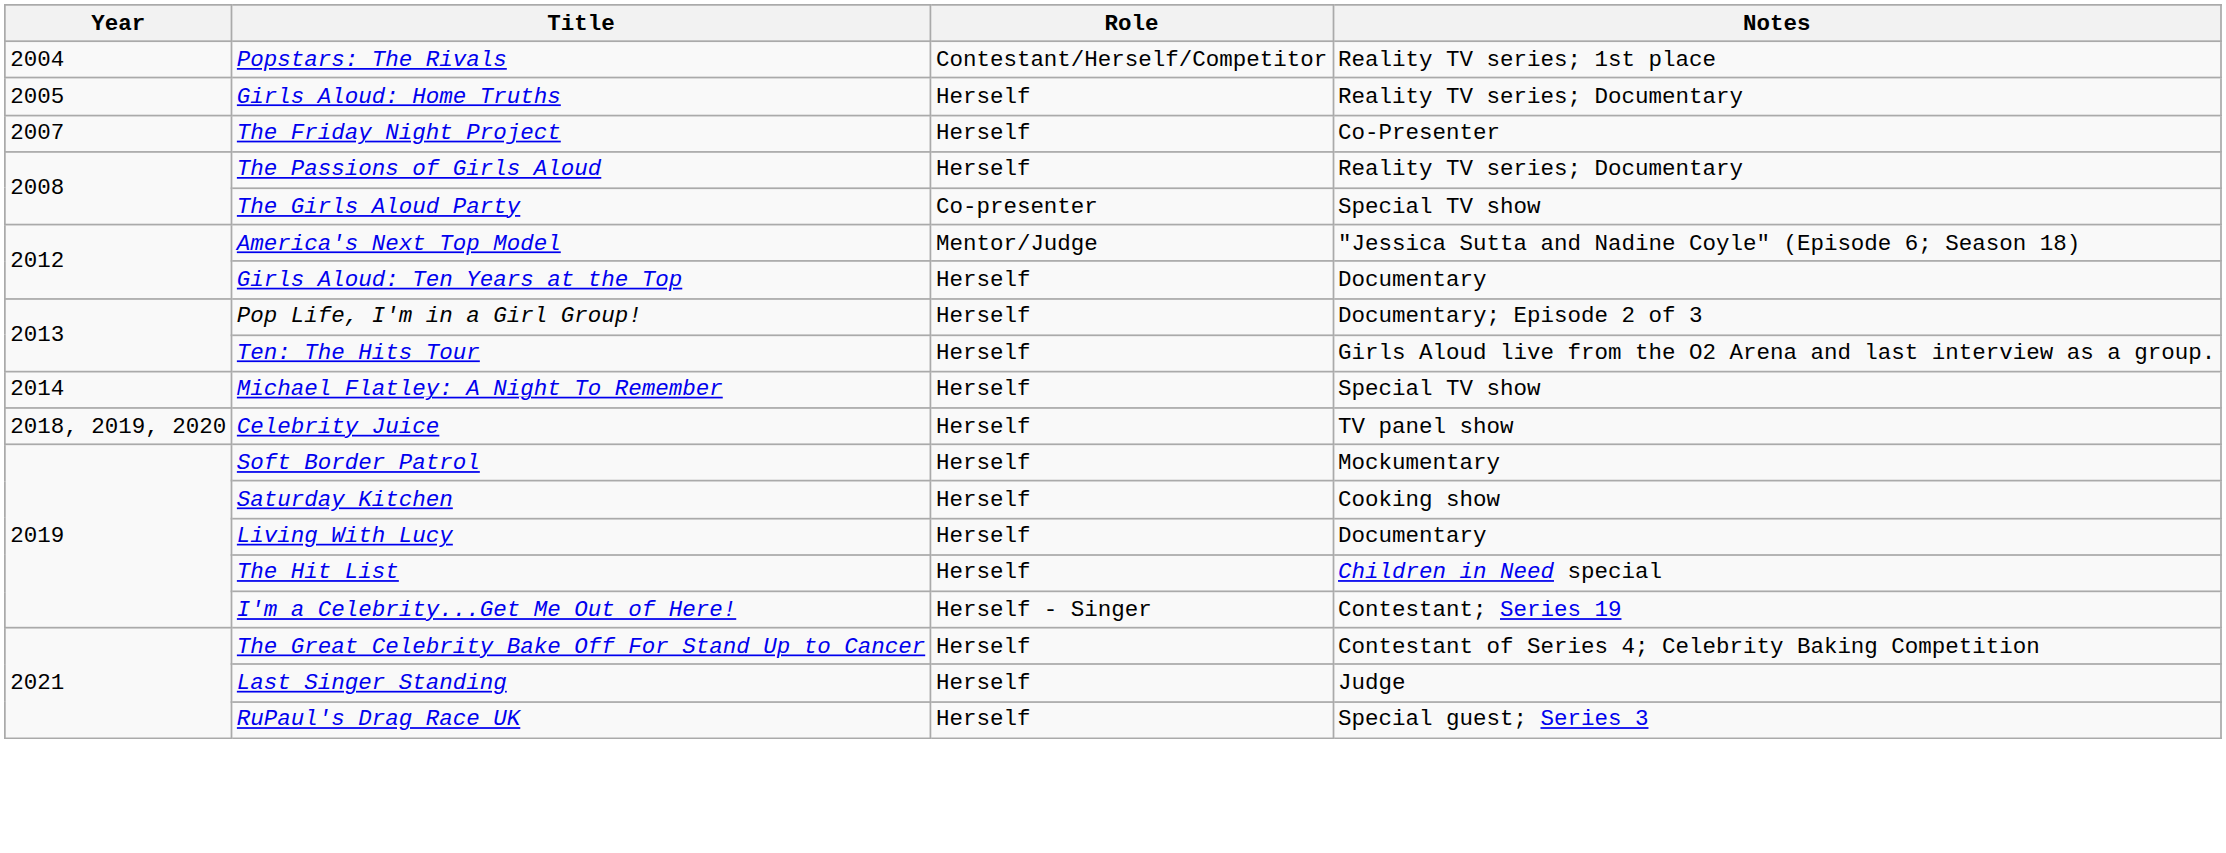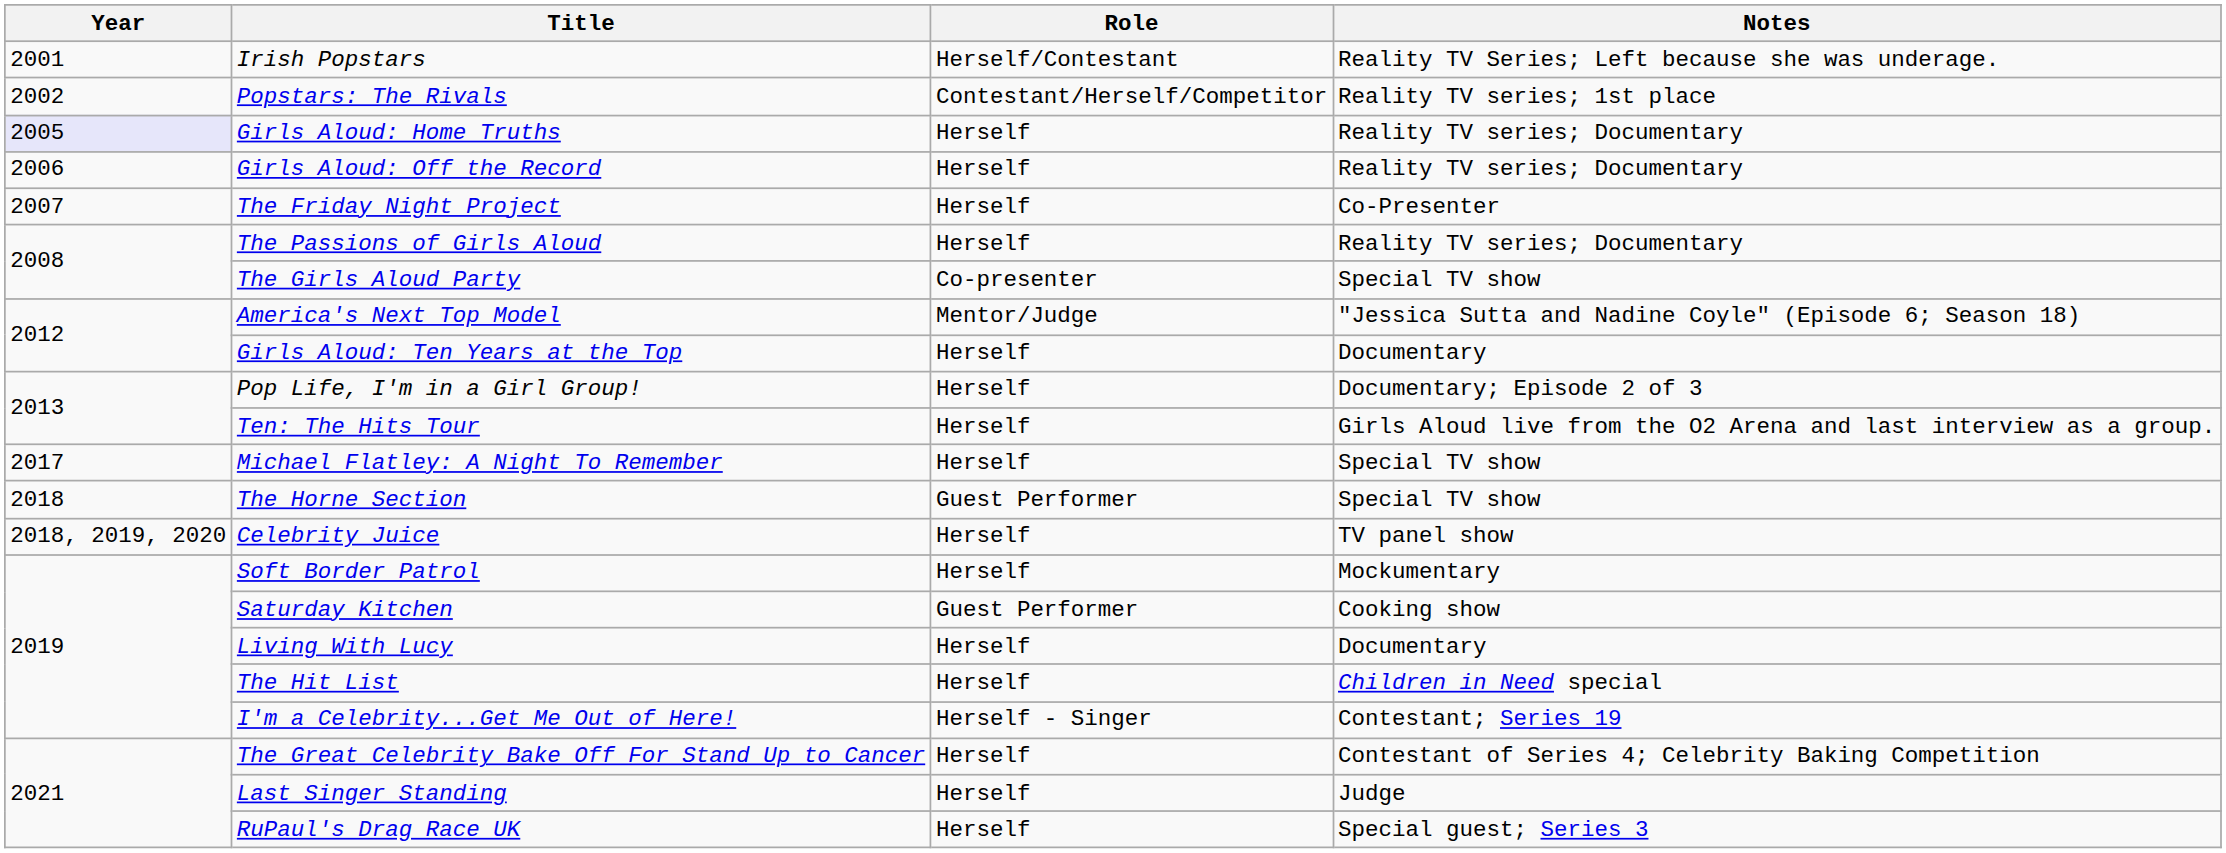+ row: (331, 60)
(37, 60) 2004 -> (37, 97) 2002
(37, 97) no background -> (37, 133) lavender background
+ row: (419, 170)
(37, 390) 2014 -> (37, 463) 2017
+ row: (352, 500)
(983, 500) Herself -> (1037, 610) Guest Performer
